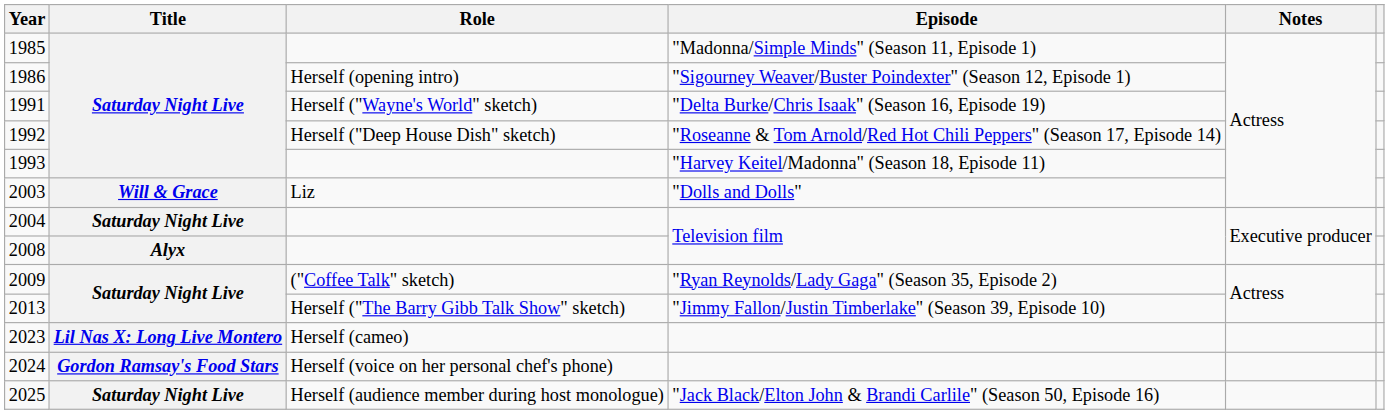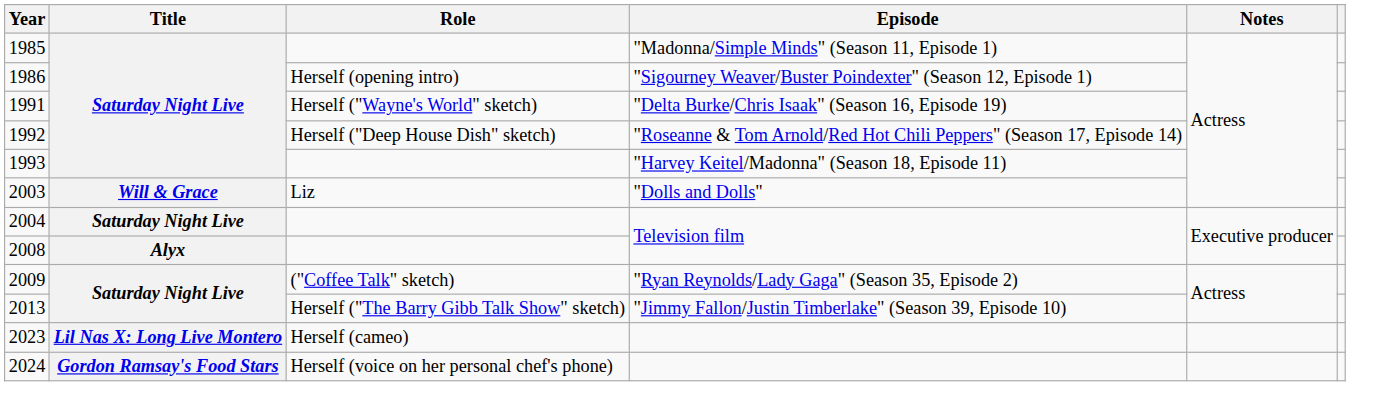- row: (27, 395)
